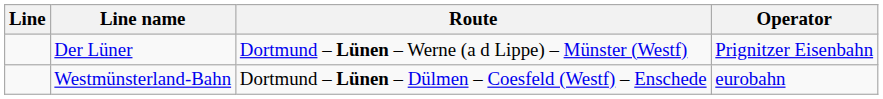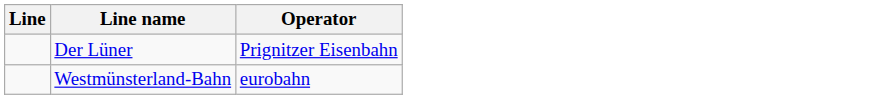- column: (473, 19)
